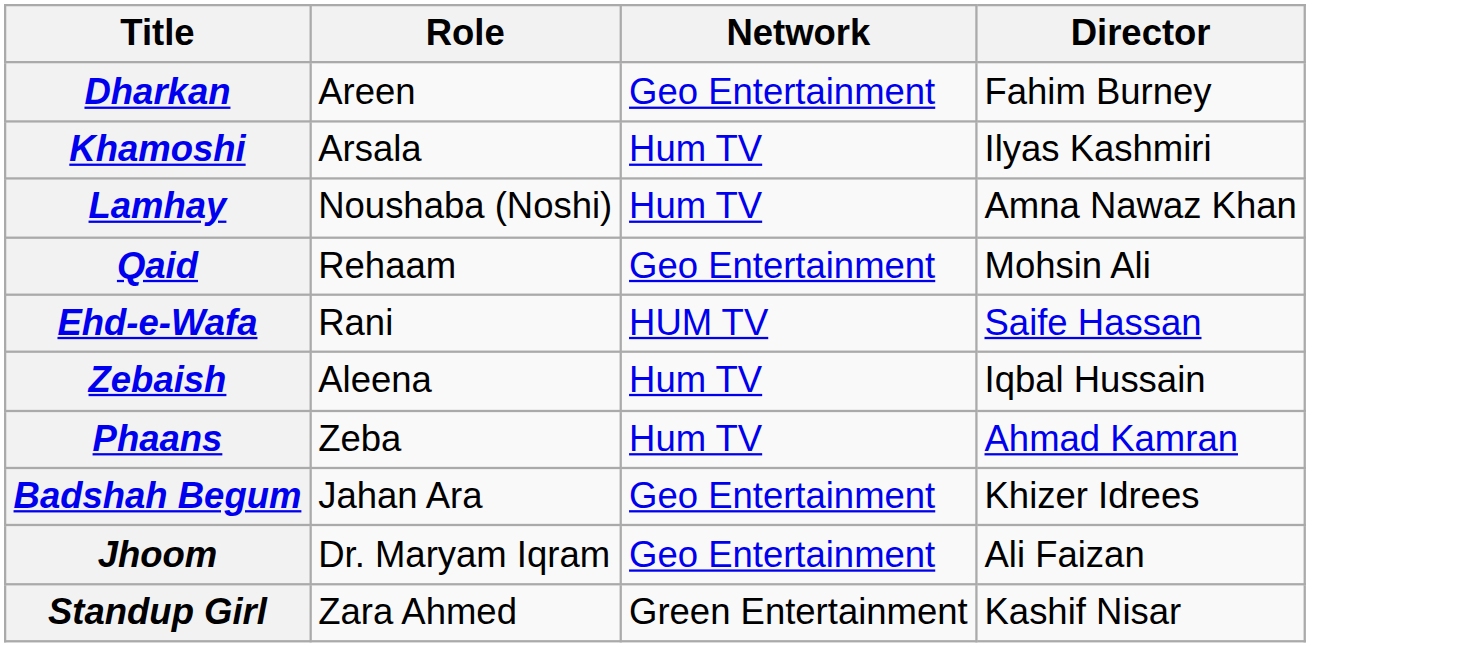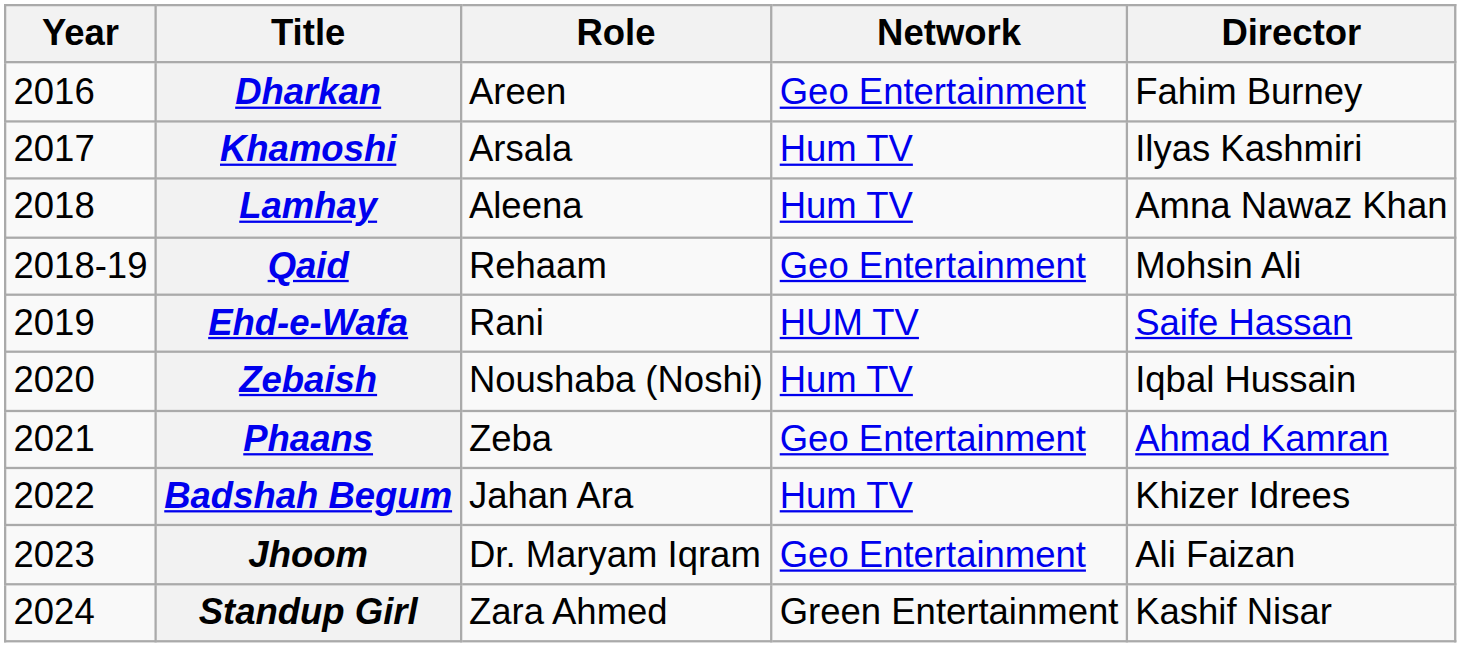+ column: (80, 33)
(465, 206) Noushaba (Noshi) -> (526, 206) Aleena
(375, 380) Aleena -> (616, 380) Noushaba (Noshi)
(696, 438) Hum TV -> (933, 438) Geo Entertainment
(782, 496) Geo Entertainment -> (846, 496) Hum TV
